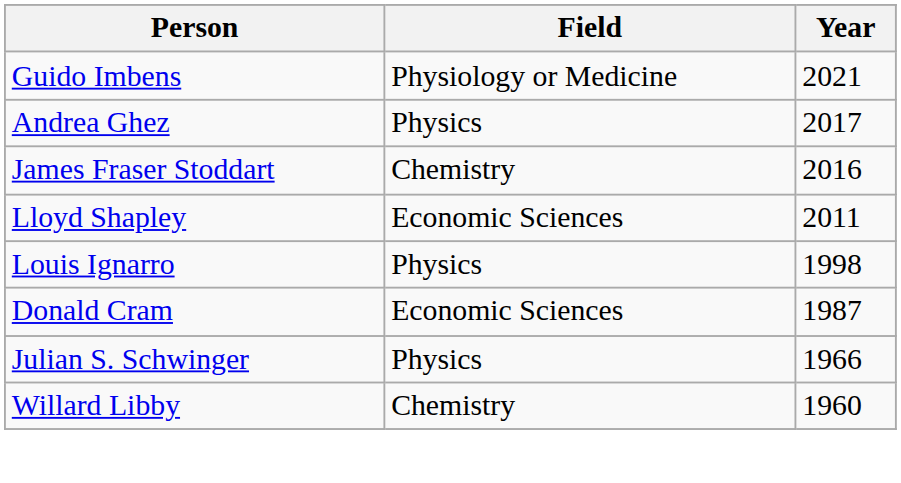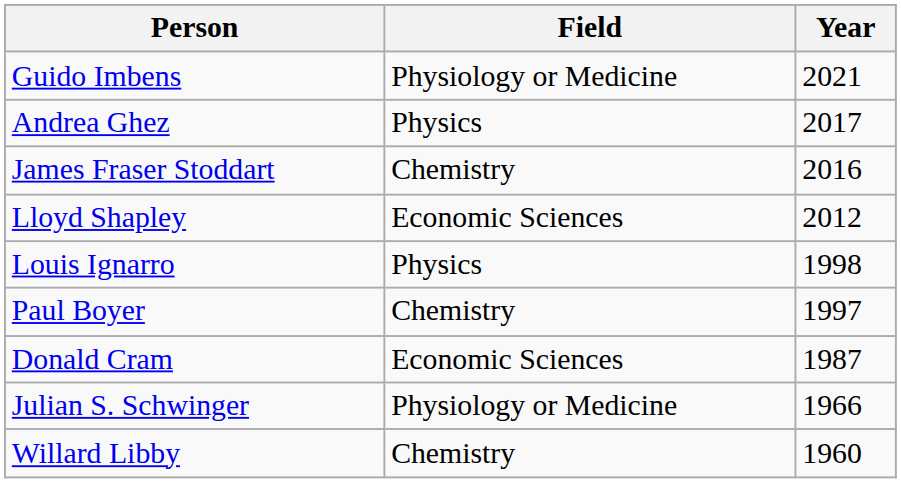(831, 216) 2011 -> (832, 216) 2012
+ row: (78, 311)
(437, 358) Physics -> (534, 405) Physiology or Medicine
